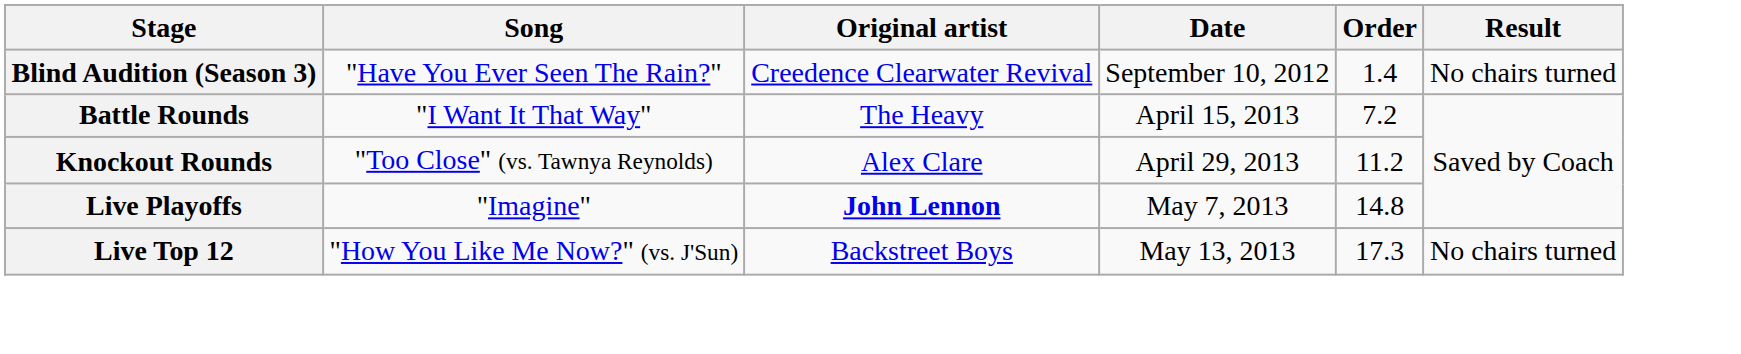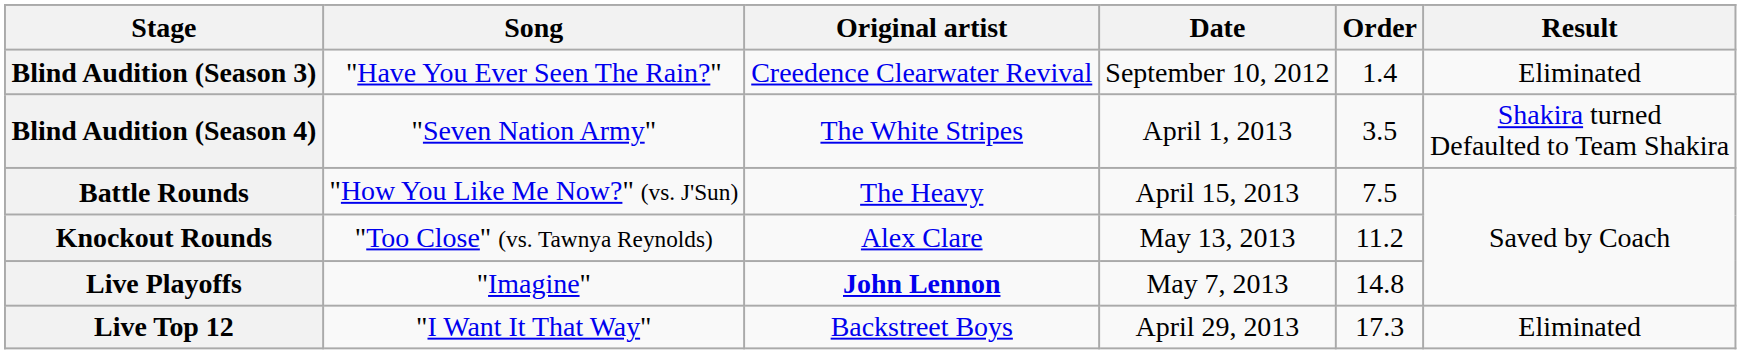(1523, 72) No chairs turned -> (1580, 72) Eliminated
+ row: (164, 131)
(534, 116) "I Want It That Way" -> (534, 191) "How You Like Me Now?" (vs. J'Sun)
(1380, 116) 7.2 -> (1380, 192) 7.5
(1217, 161) April 29, 2013 -> (1217, 238) May 13, 2013
(534, 250) "How You Like Me Now?" (vs. J'Sun) -> (534, 327) "I Want It That Way"
(1217, 251) May 13, 2013 -> (1217, 327) April 29, 2013
(1523, 251) No chairs turned -> (1580, 327) Eliminated
